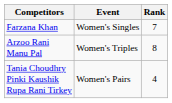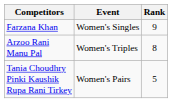(154, 27) 7 -> (154, 27) 9
(154, 79) 4 -> (154, 79) 5
